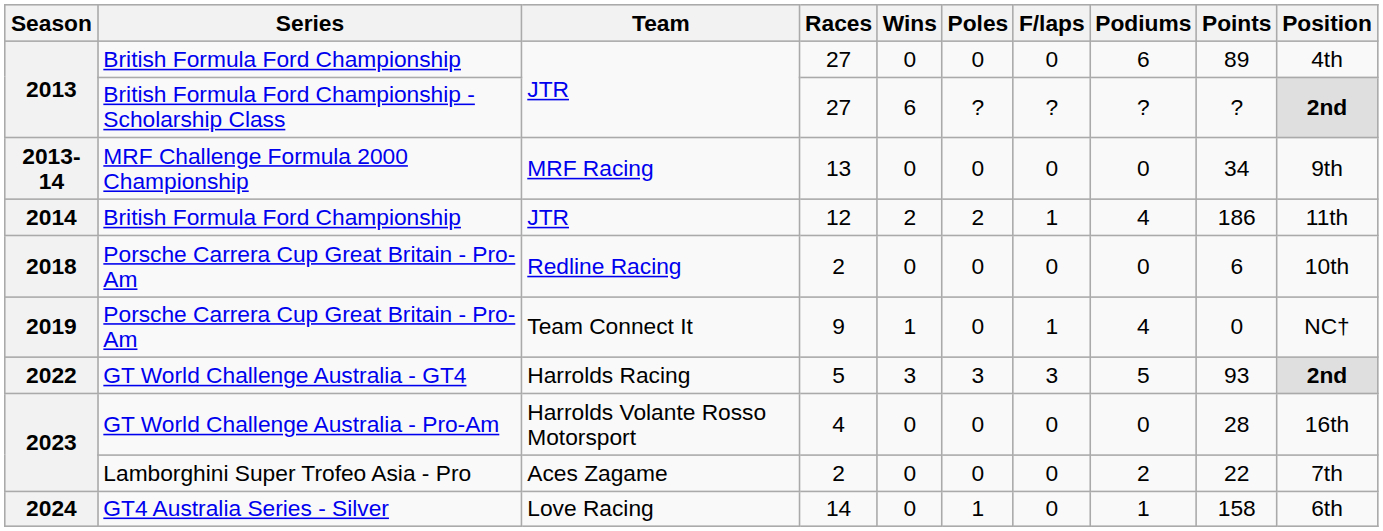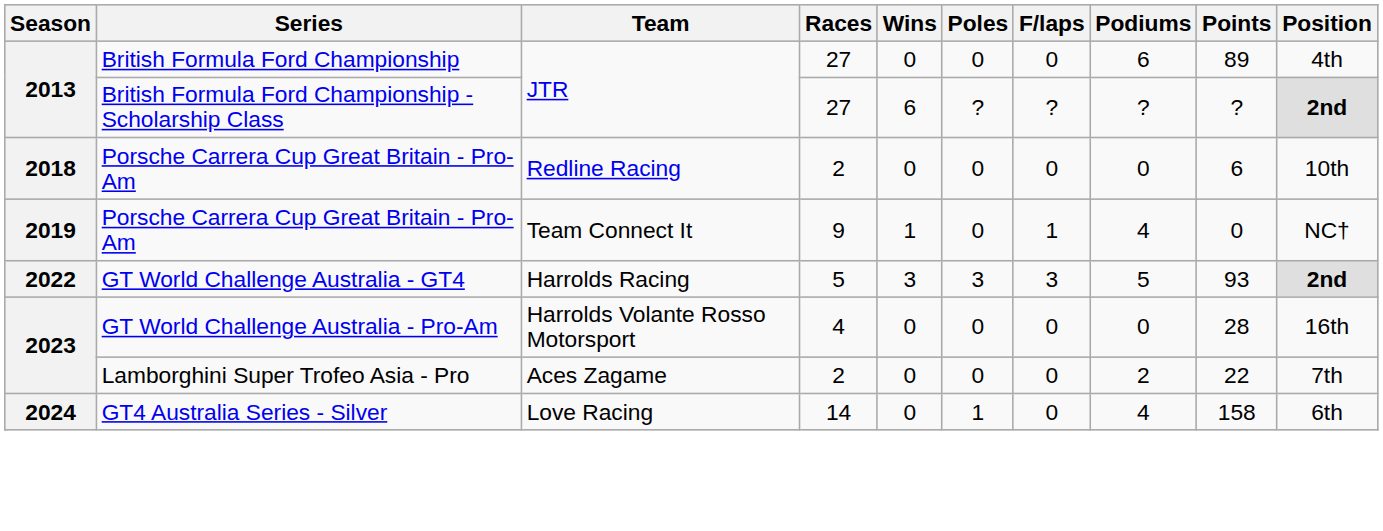- row: (51, 169)
- row: (51, 217)
(1143, 509) 1 -> (1143, 412) 4
